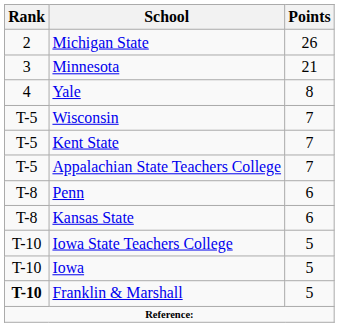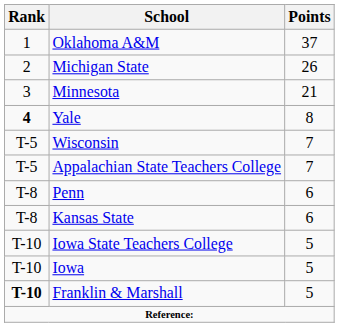+ row: (106, 42)
(27, 92) normal -> (27, 117) bold
- row: (86, 142)
